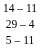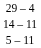rows swapped: (20, 8) <-> (20, 24)
